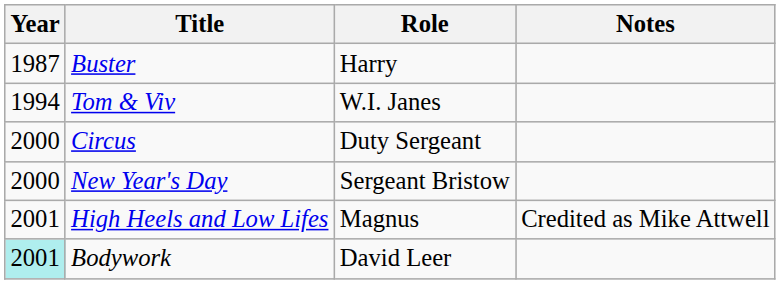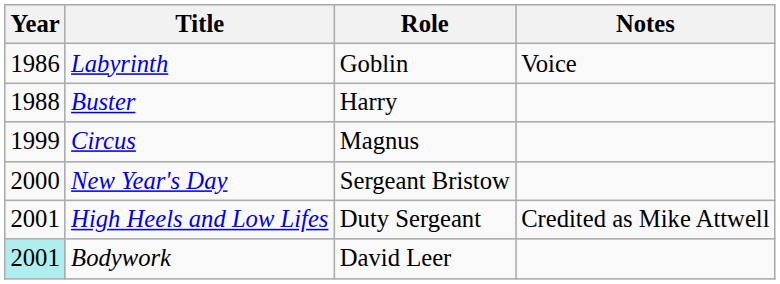+ row: (120, 63)
(35, 63) 1987 -> (35, 102) 1988
- row: (123, 102)
(35, 141) 2000 -> (35, 141) 1999
(410, 141) Duty Sergeant -> (380, 141) Magnus
(380, 219) Magnus -> (410, 219) Duty Sergeant
